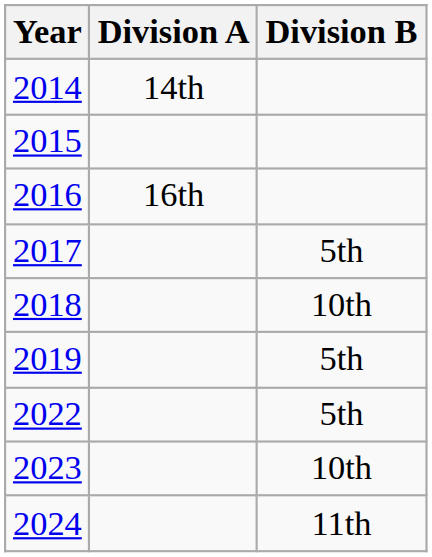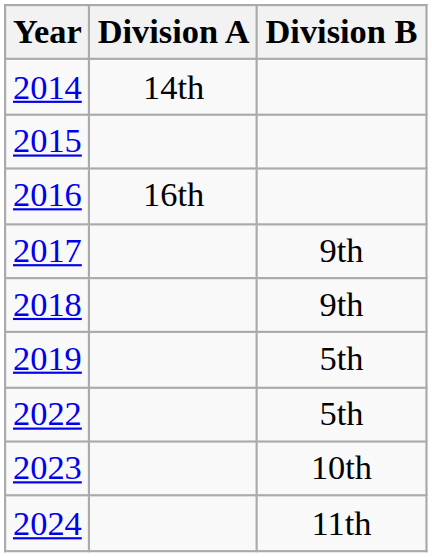(341, 250) 5th -> (341, 250) 9th
(341, 304) 10th -> (341, 304) 9th
